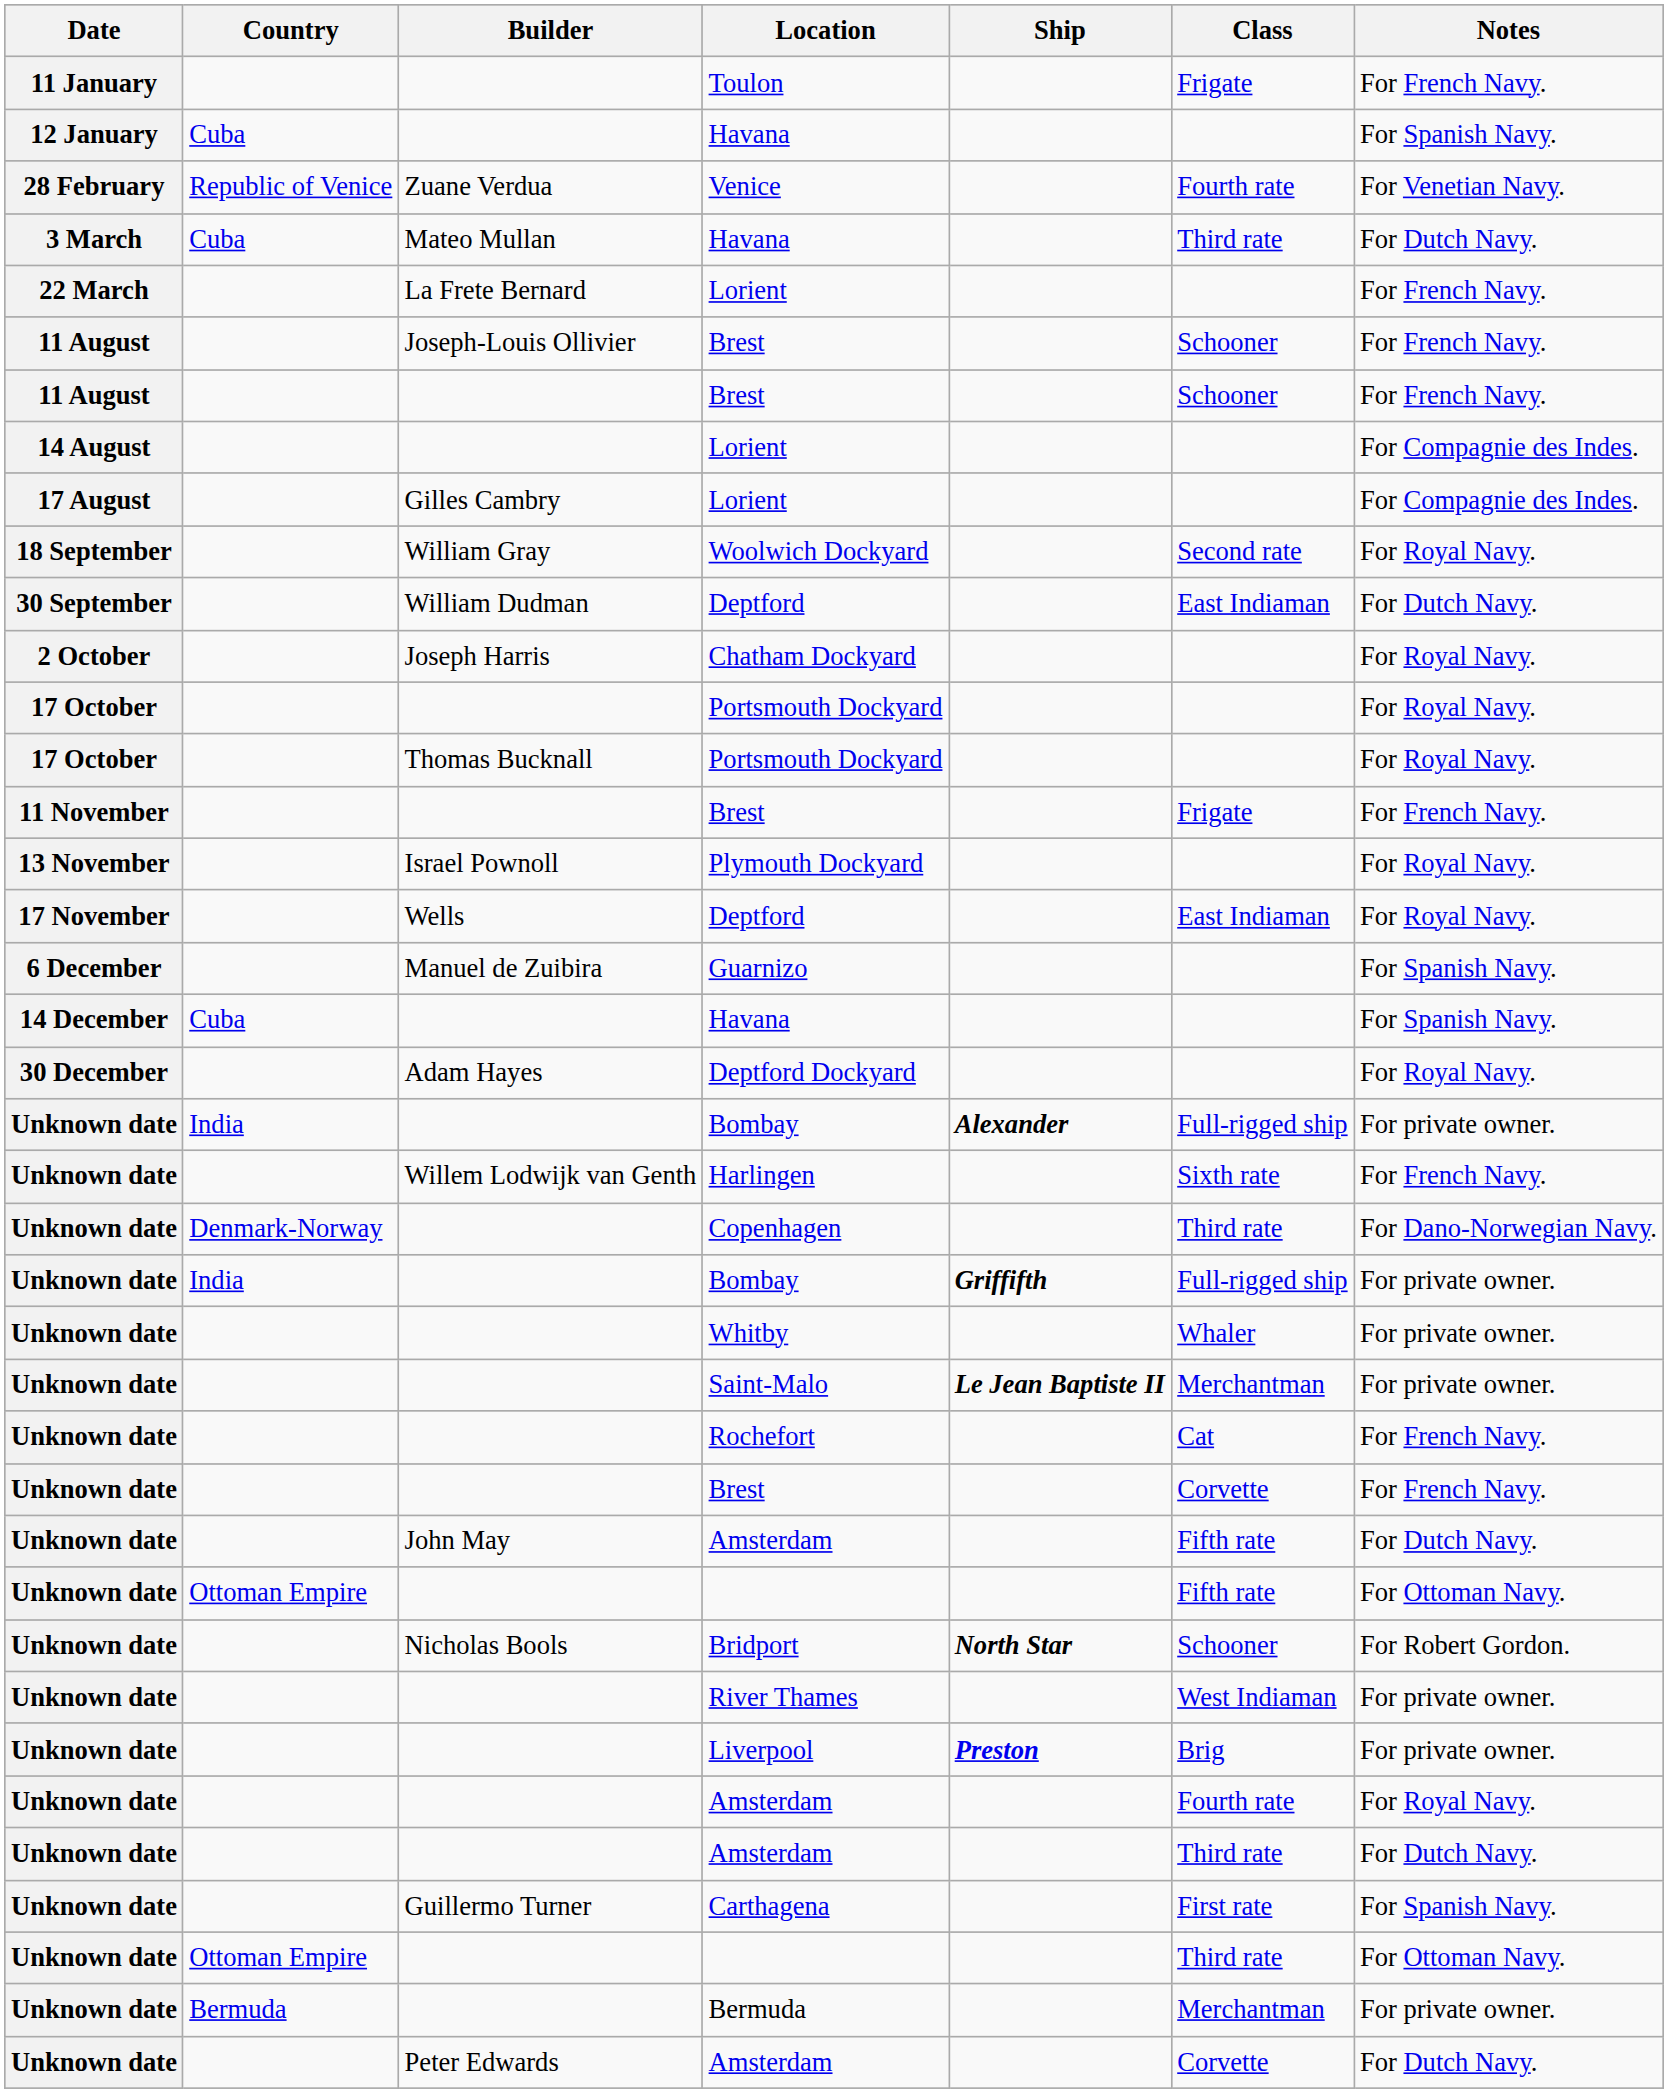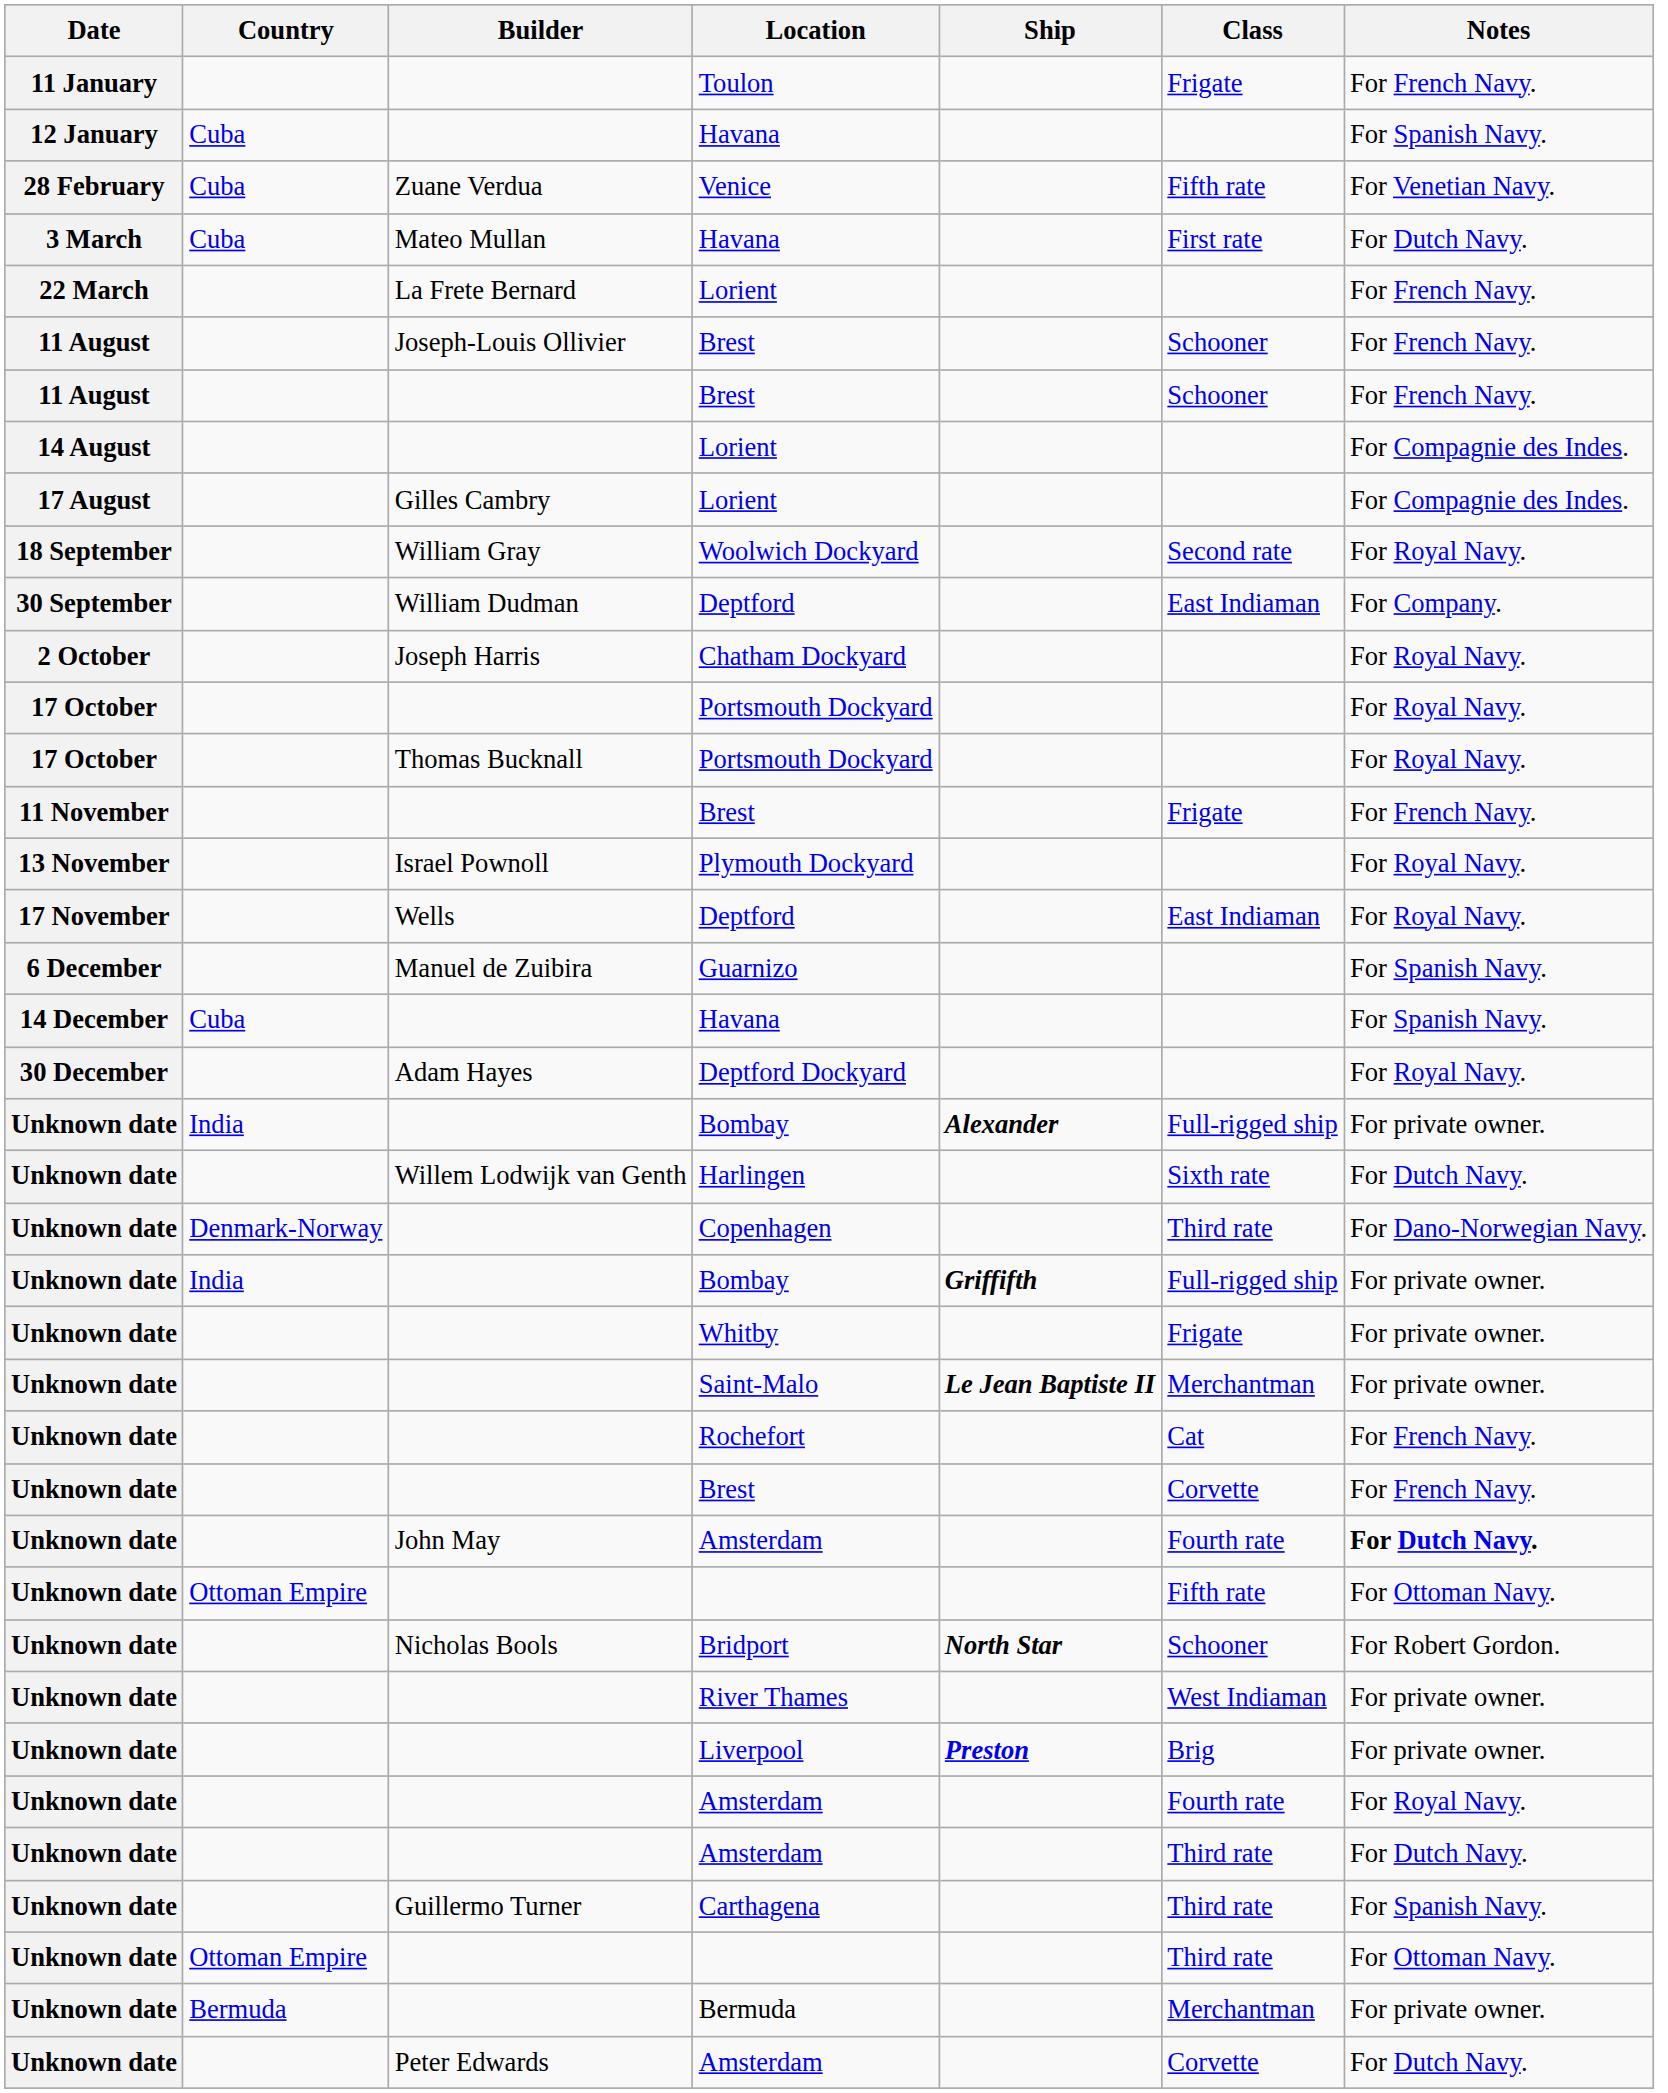(291, 186) Republic of Venice -> (217, 186) Cuba
(1236, 186) Fourth rate -> (1216, 186) Fifth rate
(1230, 238) Third rate -> (1215, 238) First rate
(1449, 603) For Dutch Navy. -> (1426, 603) For Company.
(1453, 1176) For French Navy. -> (1439, 1176) For Dutch Navy.
(1216, 1332) Whaler -> (1205, 1332) Frigate
(1226, 1540) Fifth rate -> (1226, 1540) Fourth rate
(1449, 1540) normal -> (1444, 1540) bold
(1225, 1905) First rate -> (1220, 1905) Third rate
